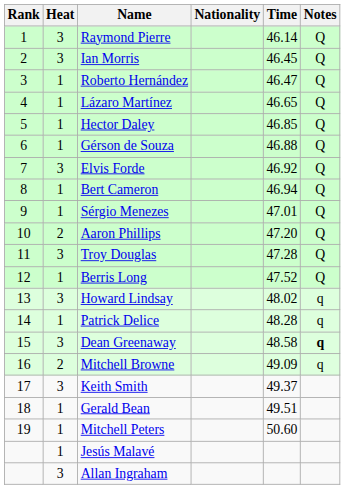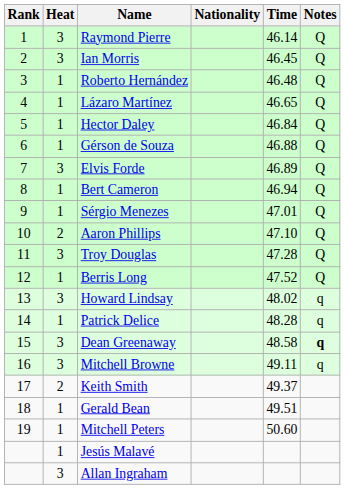(282, 80) 46.47 -> (282, 80) 46.48
(282, 124) 46.85 -> (282, 124) 46.84
(282, 168) 46.92 -> (282, 168) 46.89
(282, 233) 47.20 -> (282, 233) 47.10
(60, 364) 2 -> (60, 364) 3
(282, 364) 49.09 -> (282, 364) 49.11
(60, 386) 3 -> (60, 386) 2
